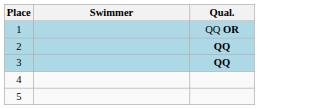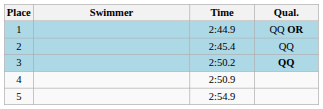+ column: (222, 12)
(222, 46) bold -> (286, 46) normal
